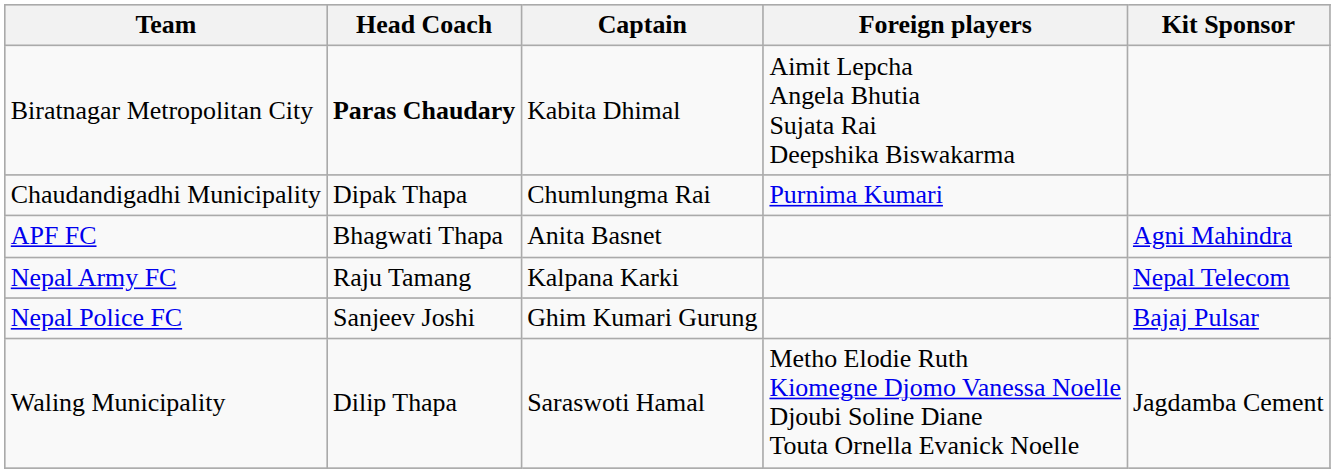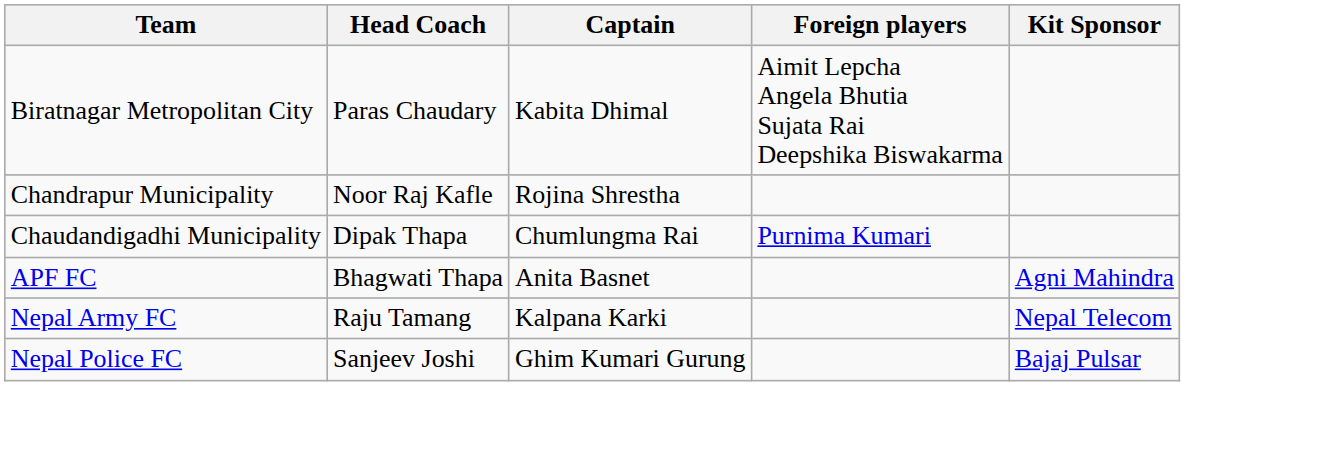(424, 109) bold -> (415, 109) normal
+ row: (142, 194)
- row: (118, 402)
